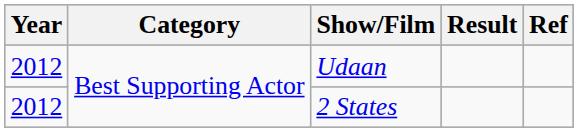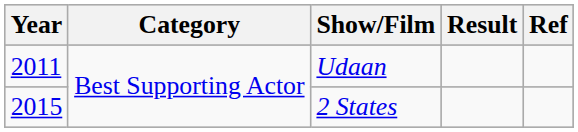(37, 65) 2012 -> (36, 65) 2011
(37, 106) 2012 -> (37, 106) 2015
